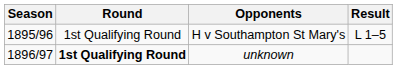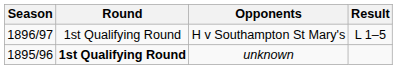(30, 34) 1895/96 -> (30, 34) 1896/97
(30, 54) 1896/97 -> (30, 54) 1895/96
